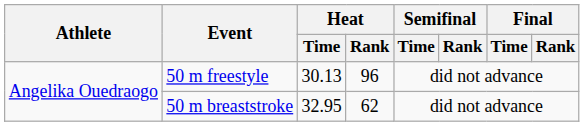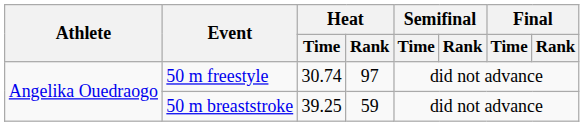(322, 76) 30.13 -> (322, 76) 30.74
(370, 76) 96 -> (370, 76) 97
(322, 106) 32.95 -> (322, 106) 39.25
(370, 106) 62 -> (370, 106) 59
